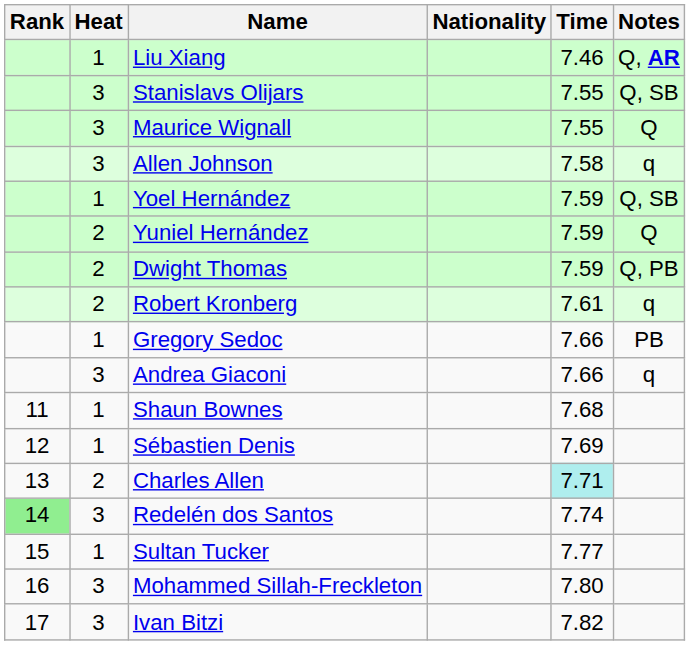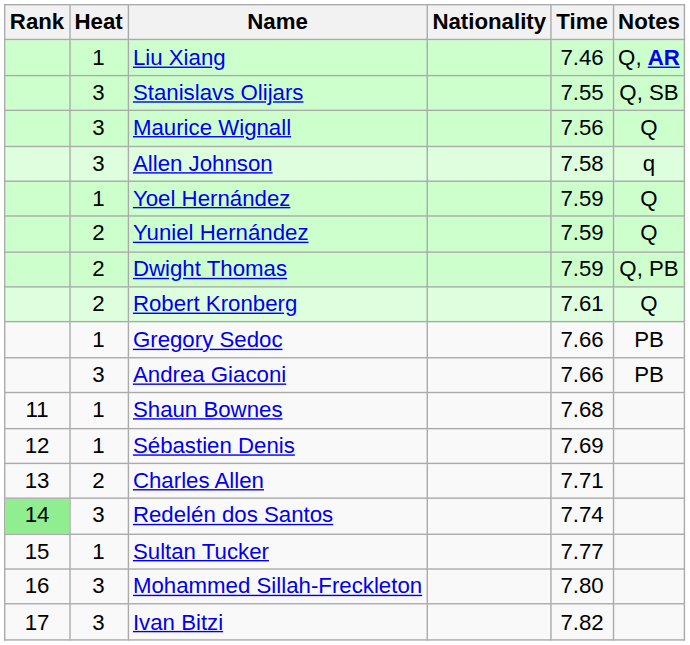(582, 127) 7.55 -> (582, 127) 7.56
(649, 198) Q, SB -> (649, 198) Q
(649, 304) q -> (649, 304) Q
(649, 374) q -> (649, 374) PB
(582, 480) paleturquoise background -> (582, 480) no background
